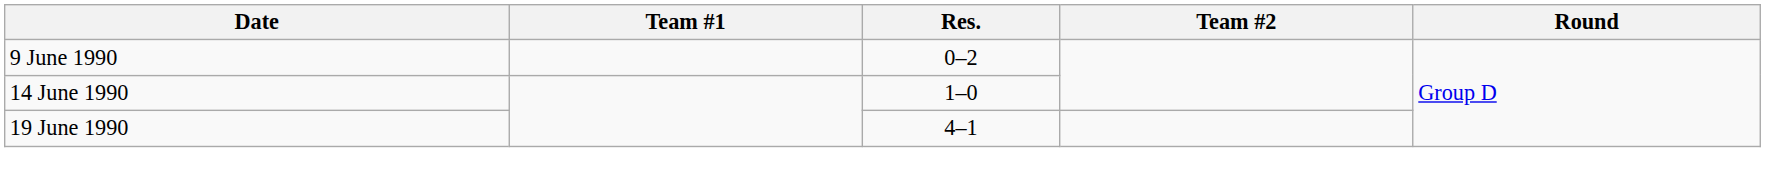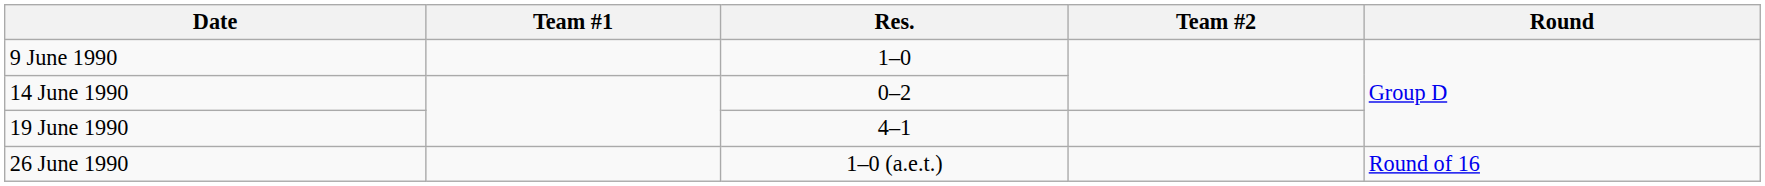(961, 57) 0–2 -> (895, 57) 1–0
(961, 92) 1–0 -> (895, 92) 0–2
+ row: (69, 163)
